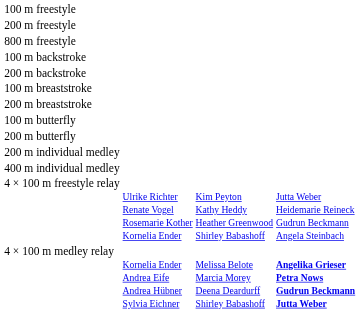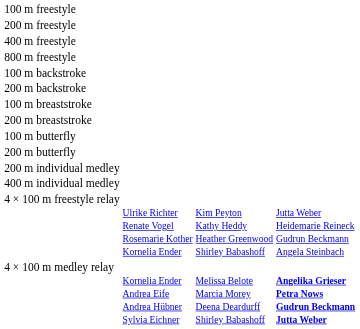+ row: (40, 41)
